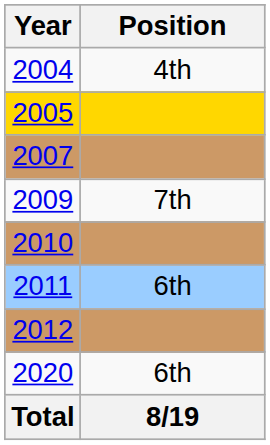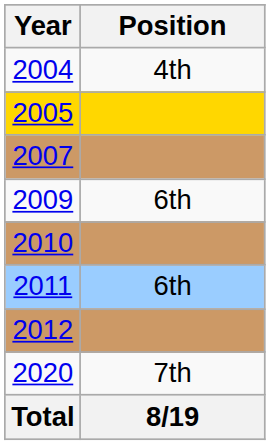(173, 199) 7th -> (173, 199) 6th
(173, 373) 6th -> (173, 373) 7th
